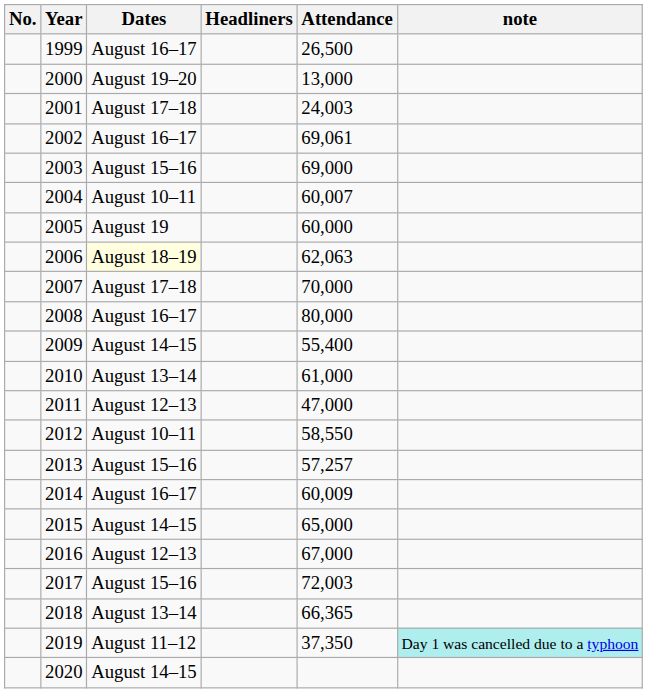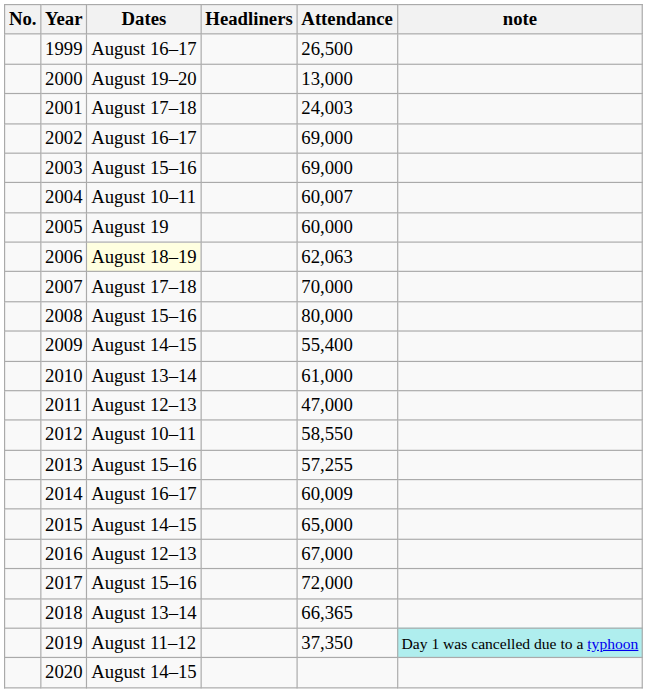(327, 138) 69,061 -> (327, 138) 69,000
(144, 316) August 16–17 -> (144, 316) August 15–16
(327, 464) 57,257 -> (327, 464) 57,255
(327, 583) 72,003 -> (327, 583) 72,000
